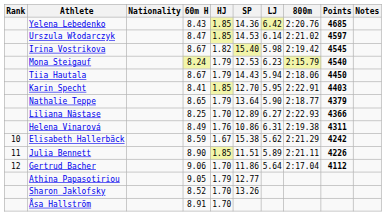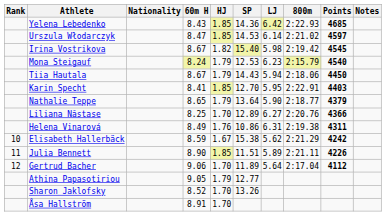(302, 24) 2:20.76 -> (302, 24) 2:22.93
(302, 114) 2:22.93 -> (302, 114) 2:20.76
(247, 166) 11.86 -> (247, 166) 11.89
